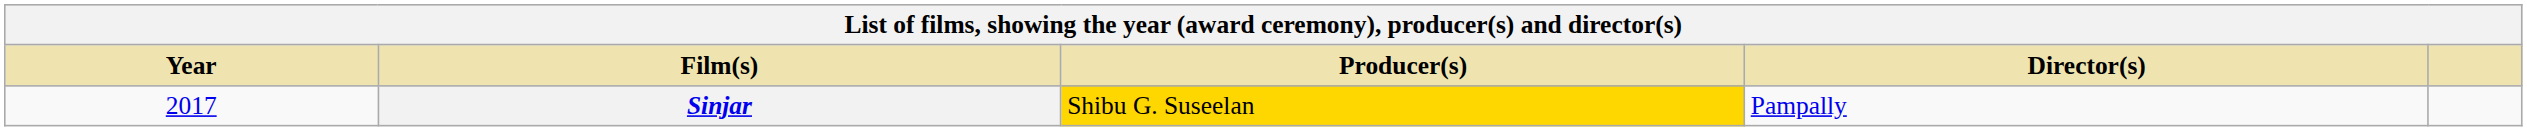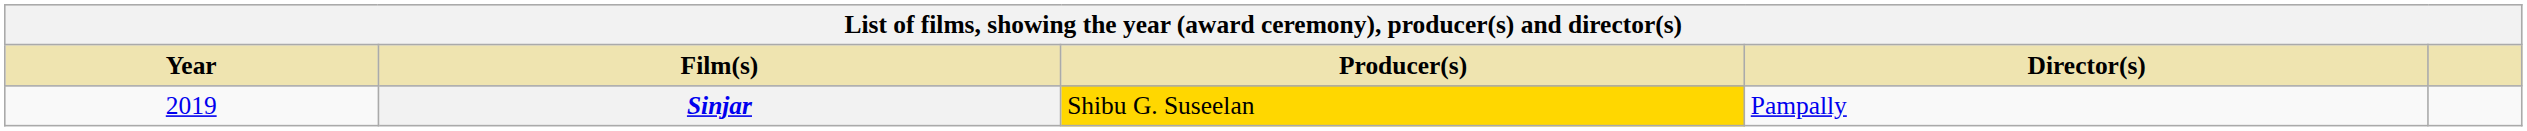(191, 105) 2017 -> (191, 105) 2019
